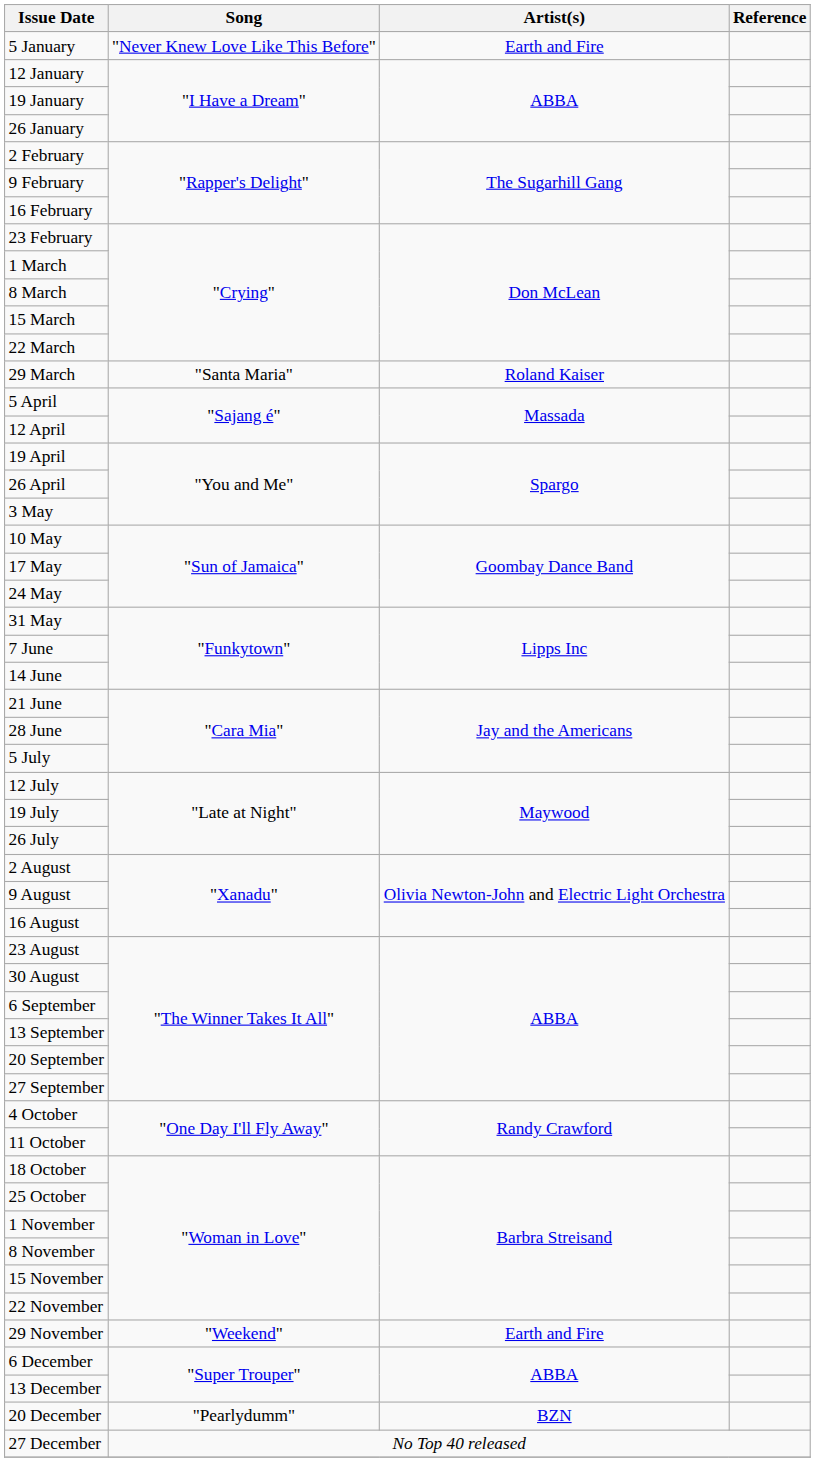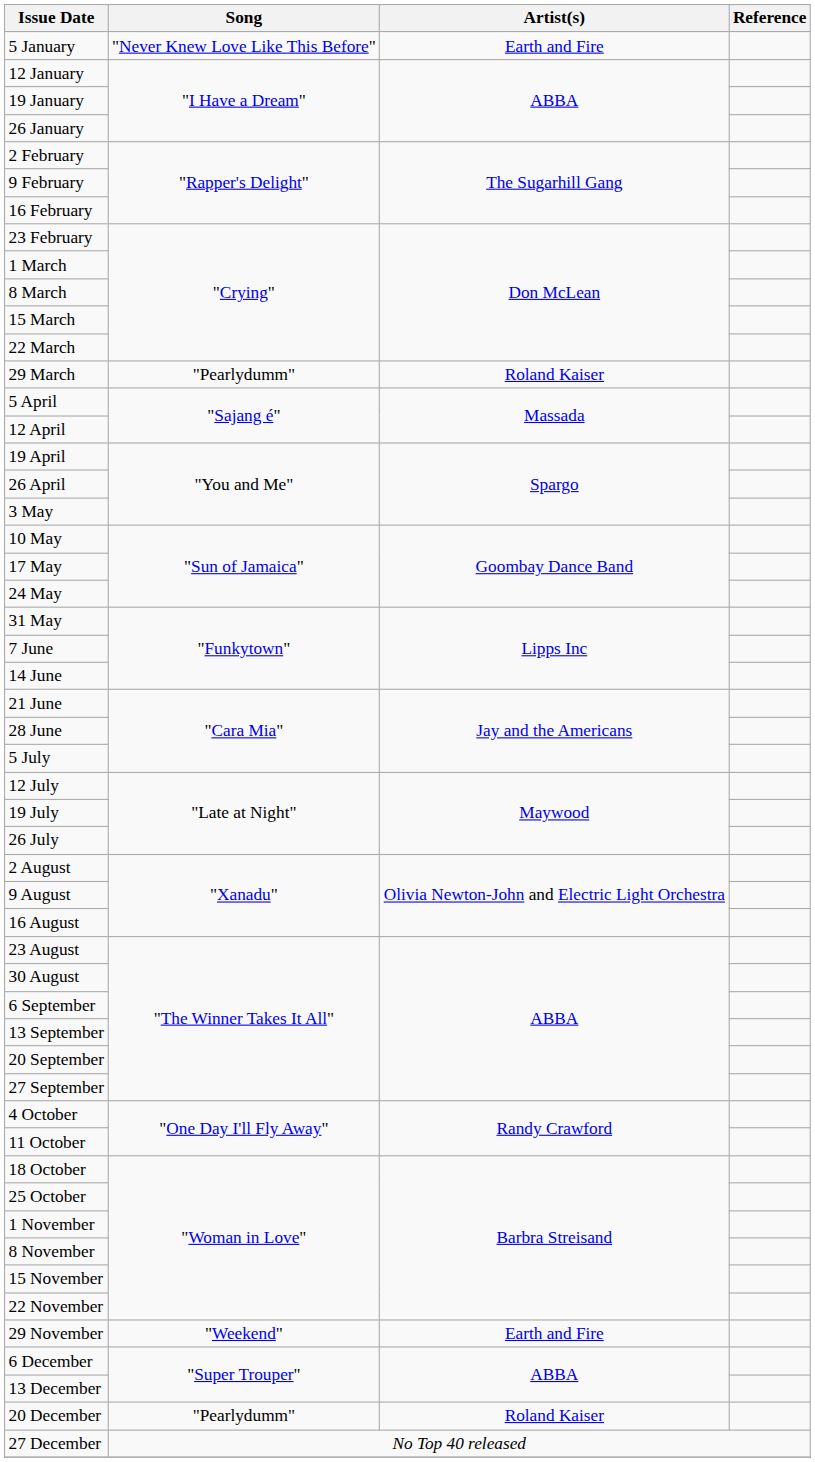(244, 374) "Santa Maria" -> (244, 374) "Pearlydumm"
(554, 1415) BZN -> (554, 1415) Roland Kaiser
